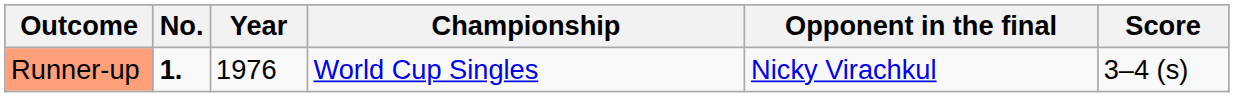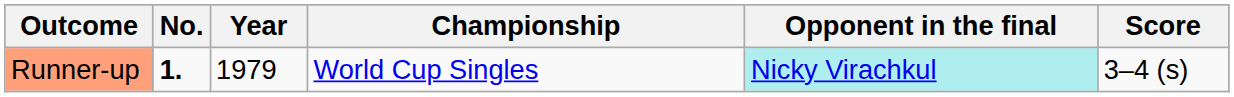(246, 69) 1976 -> (246, 69) 1979
(844, 69) no background -> (844, 69) paleturquoise background
